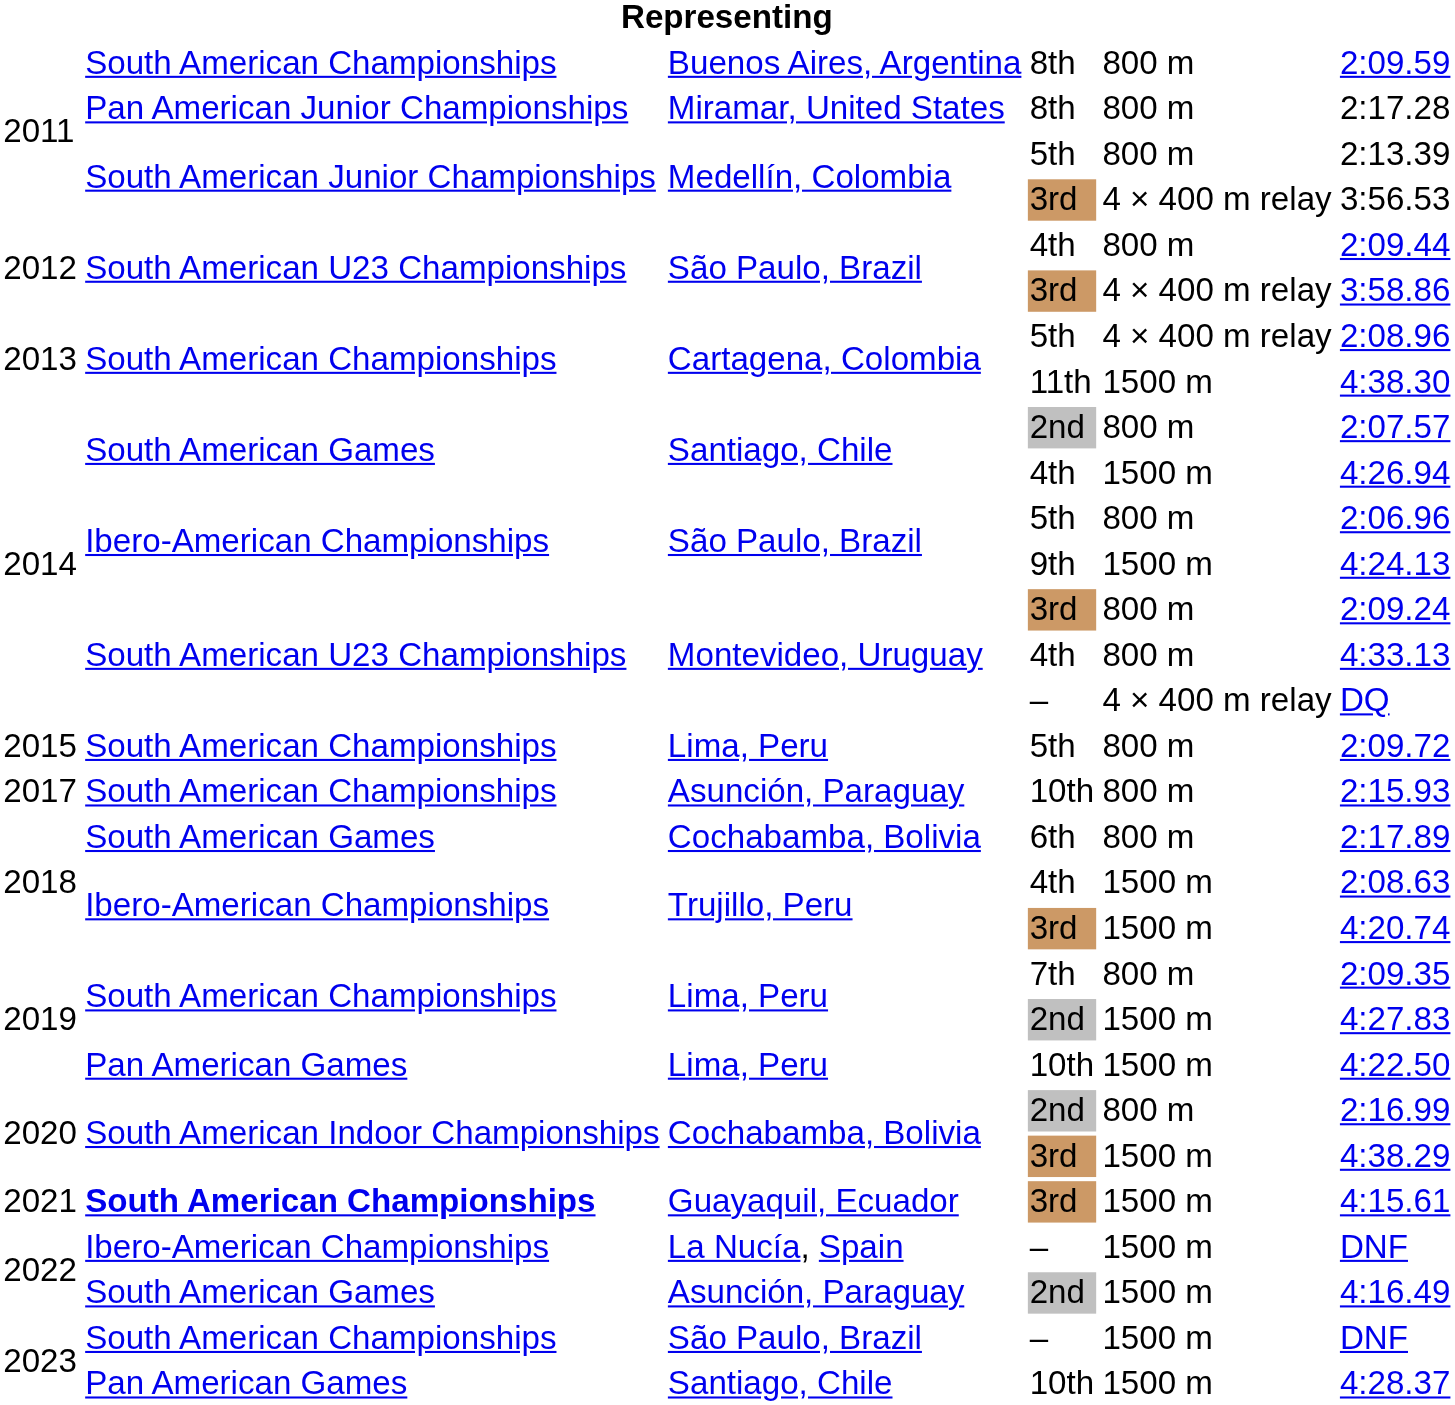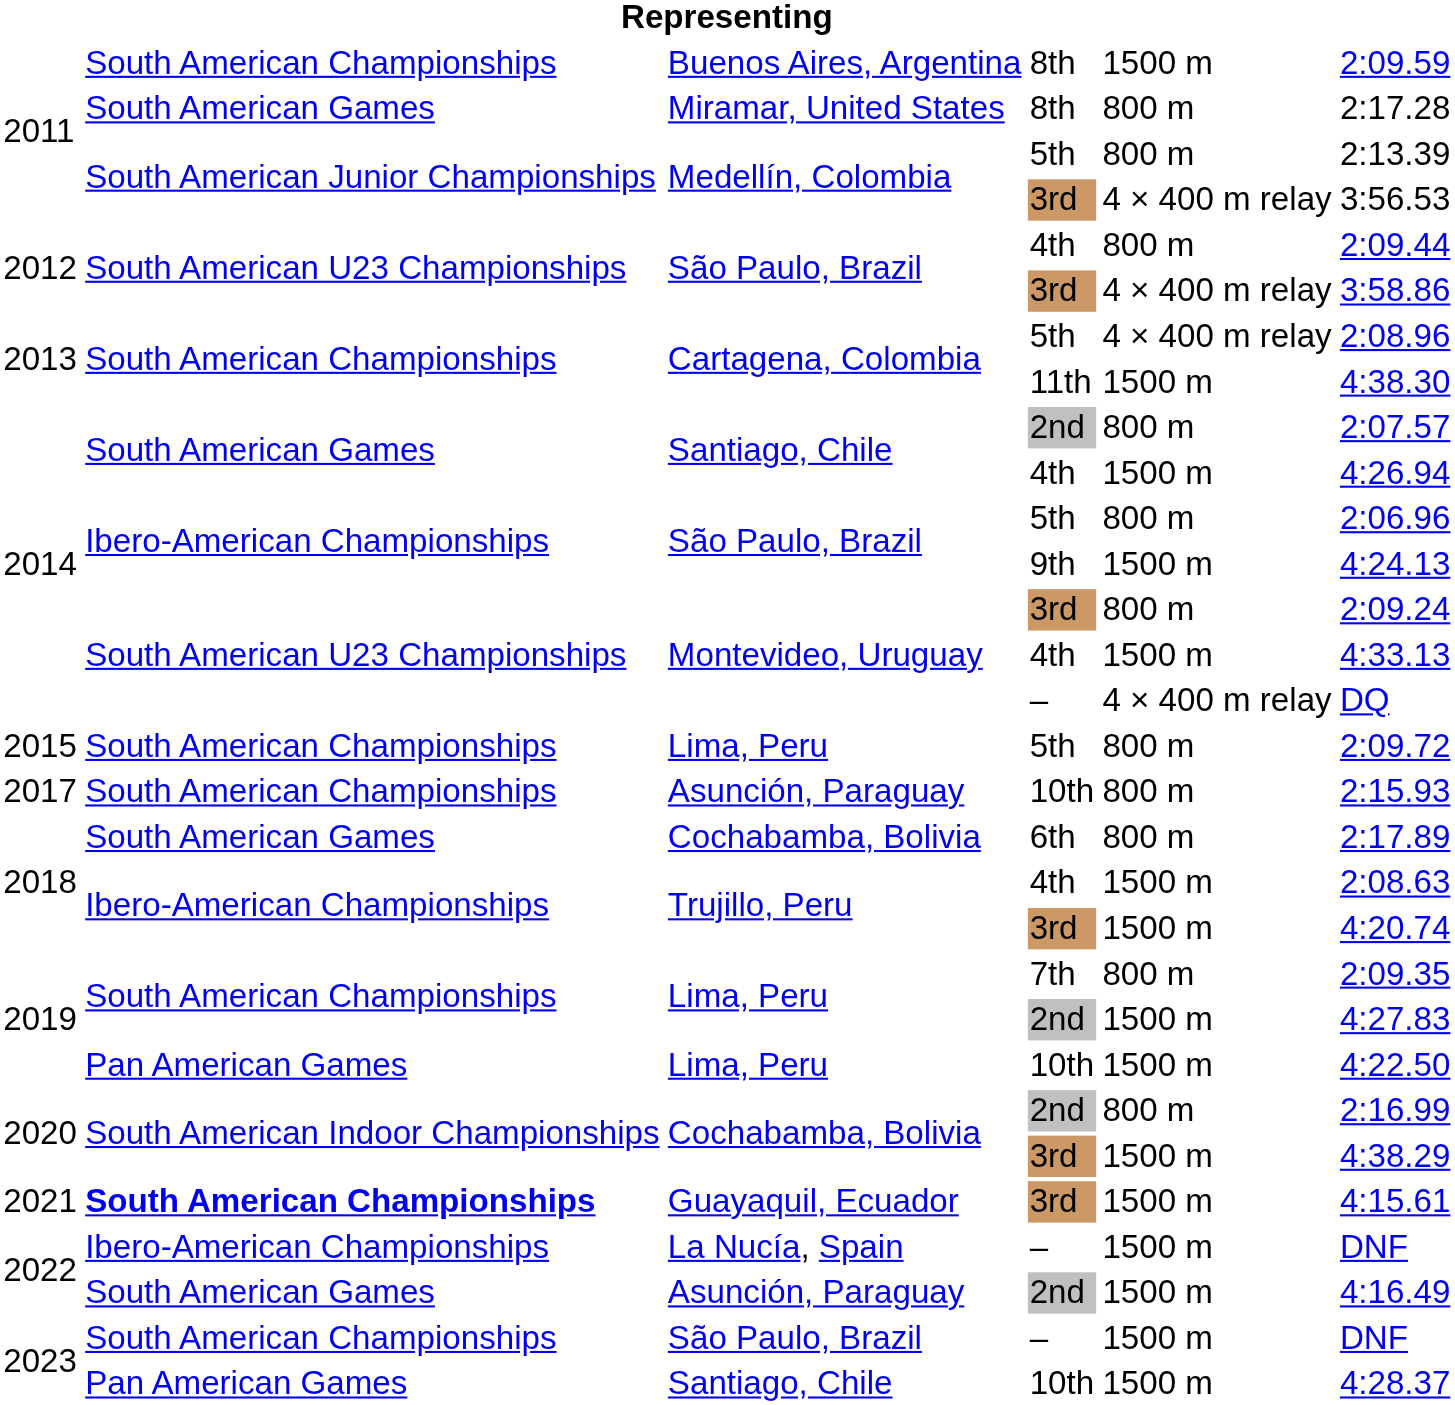(1148, 62) 800 m -> (1158, 62) 1500 m
(357, 108) Pan American Junior Championships -> (260, 108) South American Games
(1148, 654) 800 m -> (1158, 654) 1500 m
